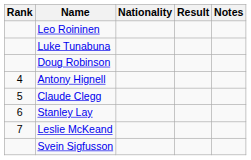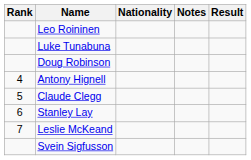columns swapped: (193, 12) <-> (229, 12)
